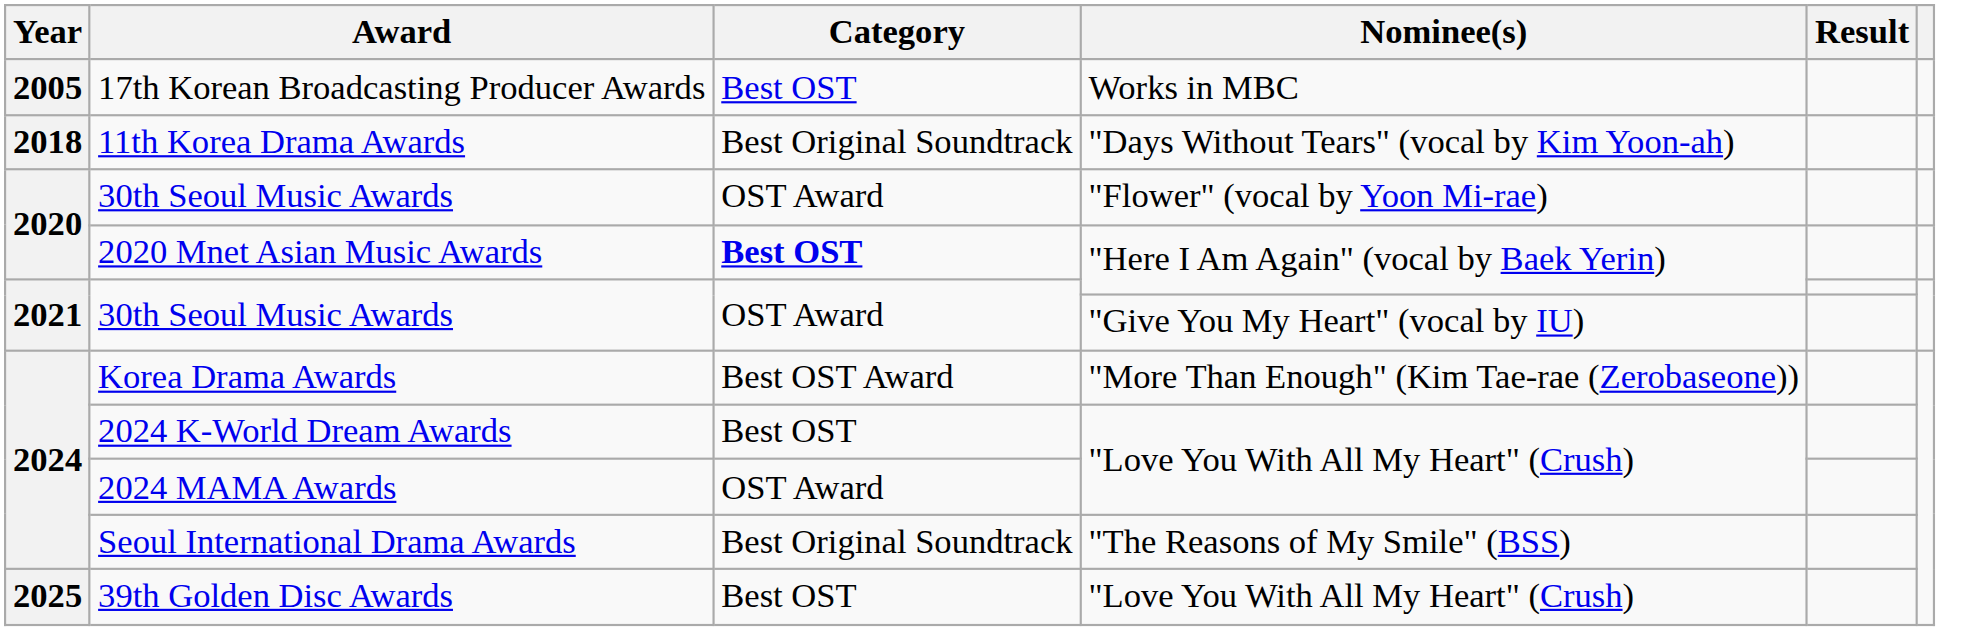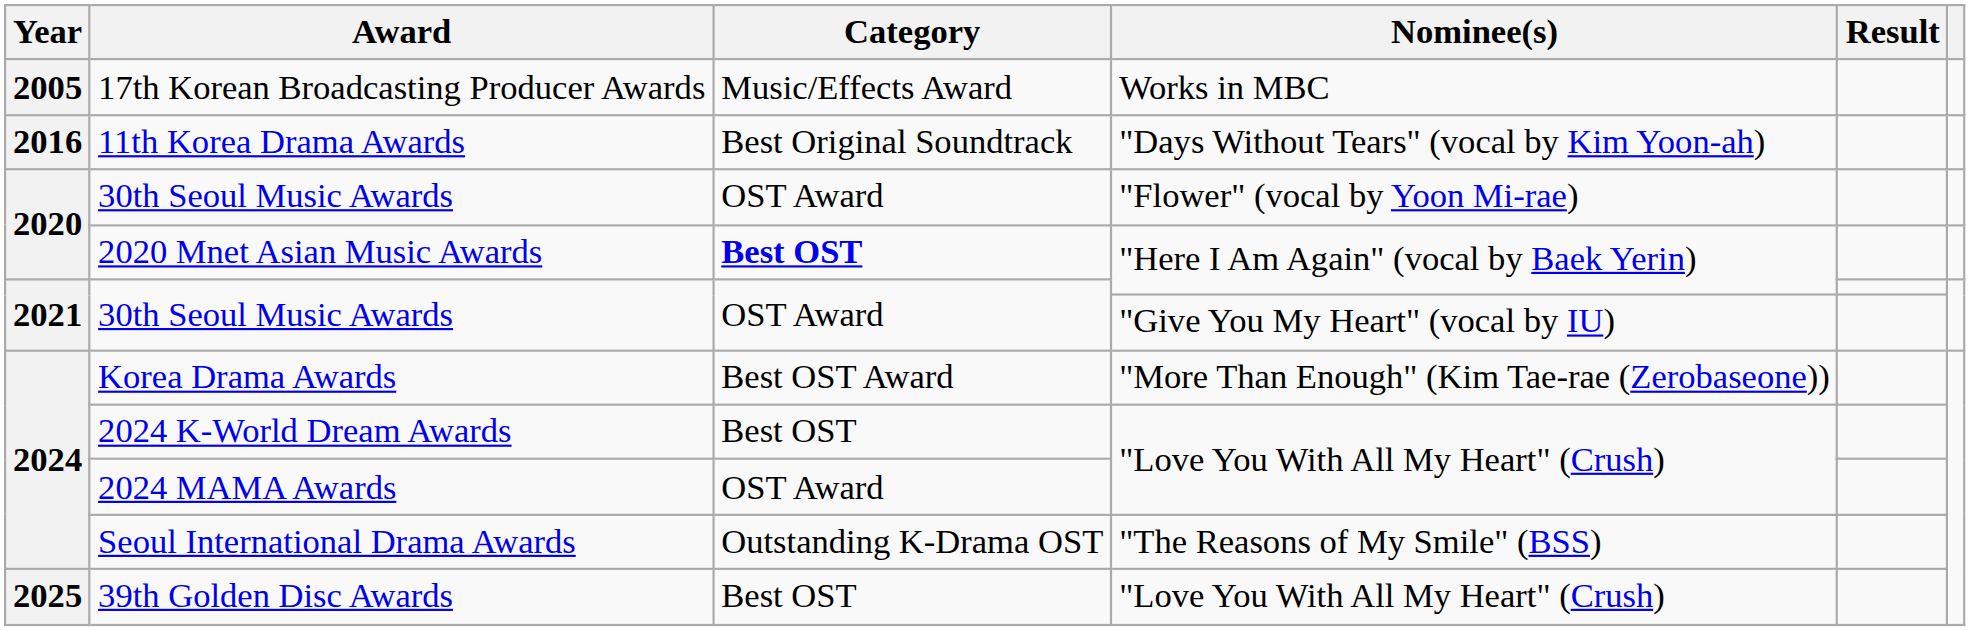(789, 86) Best OST -> (867, 86) Music/Effects Award
(48, 141) 2018 -> (48, 141) 2016
(897, 541) Best Original Soundtrack -> (912, 541) Outstanding K-Drama OST
